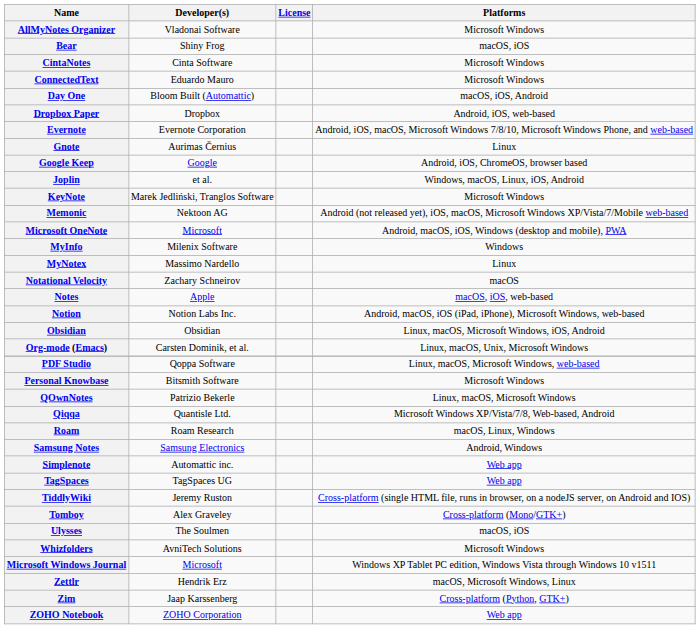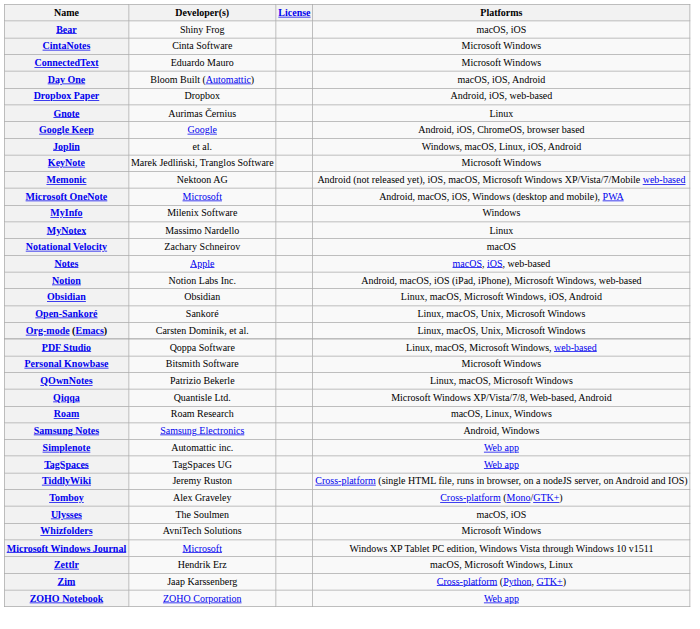- row: (66, 29)
- row: (66, 130)
+ row: (66, 314)
